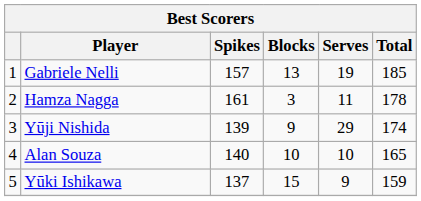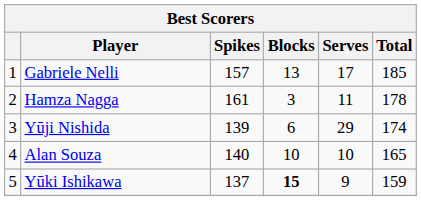(345, 73) 19 -> (345, 73) 17
(291, 127) 9 -> (291, 127) 6
(291, 182) normal -> (291, 182) bold
